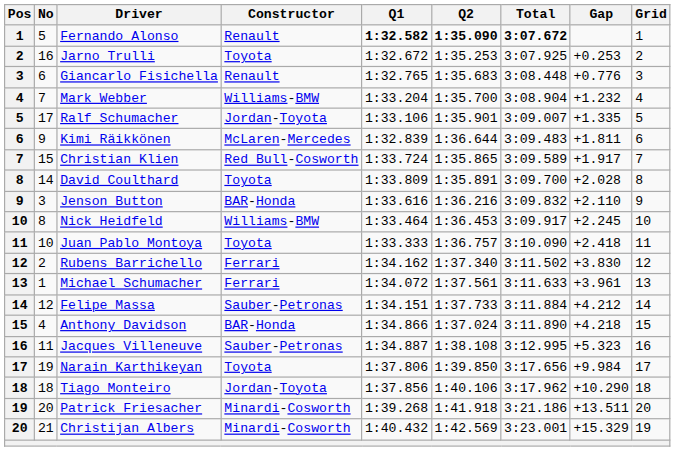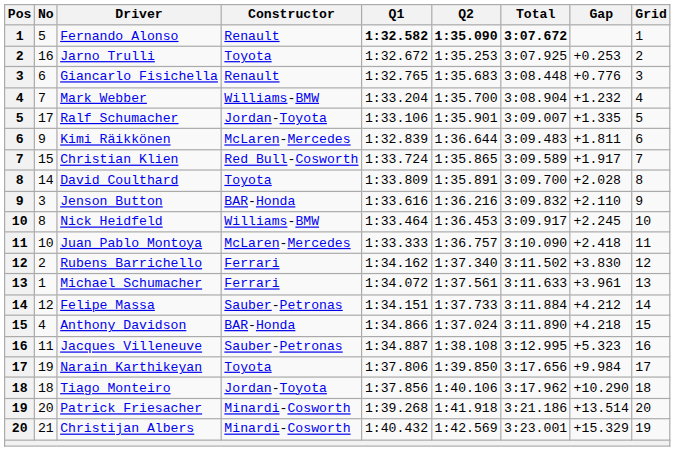(248, 243) Toyota -> (287, 243) McLaren-Mercedes
(601, 409) +13.511 -> (601, 409) +13.514
